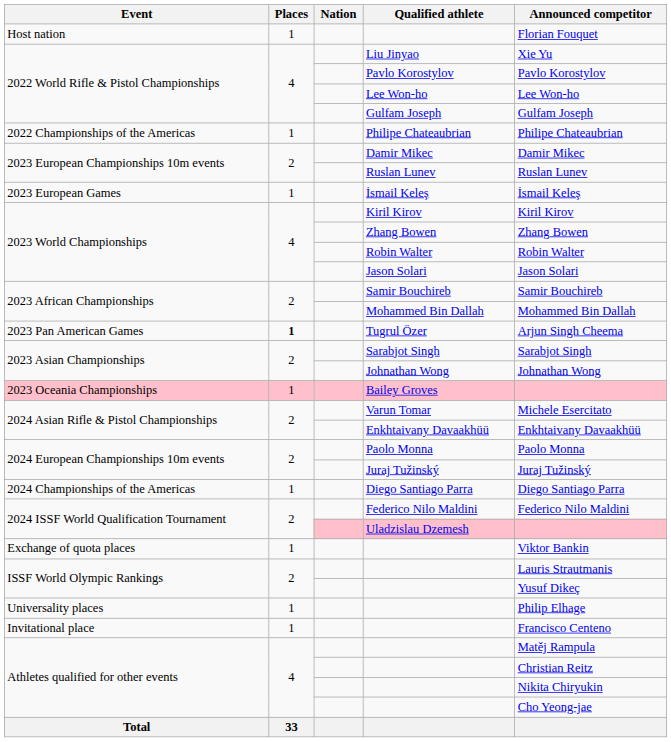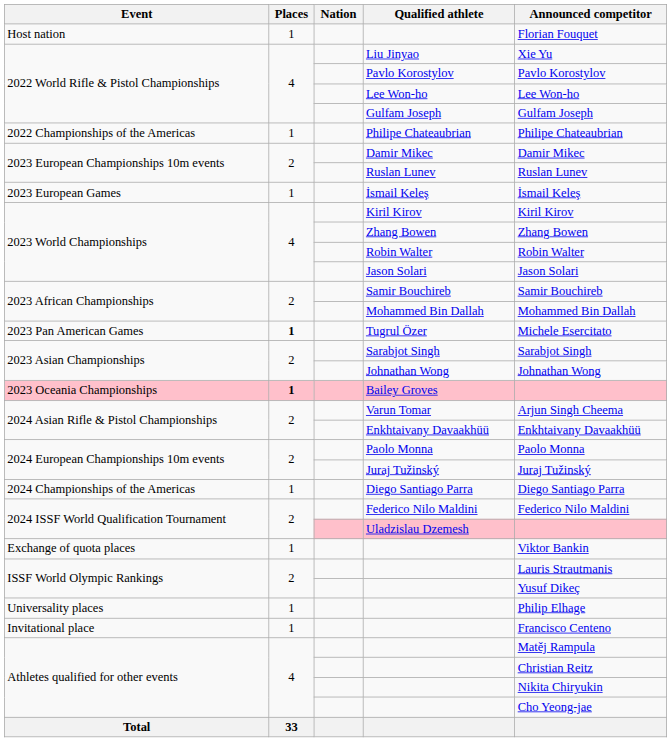(570, 331) Arjun Singh Cheema -> (565, 331) Michele Esercitato
(291, 390) normal -> (291, 390) bold
(565, 410) Michele Esercitato -> (570, 410) Arjun Singh Cheema
